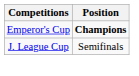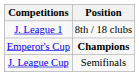+ row: (38, 29)
